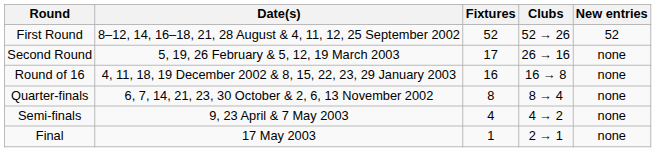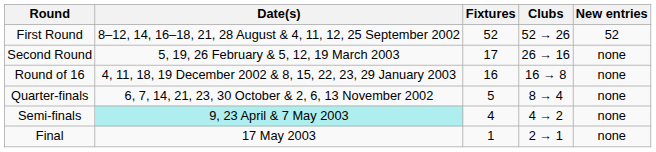(491, 95) 8 -> (491, 95) 5
(279, 116) no background -> (279, 116) paleturquoise background
